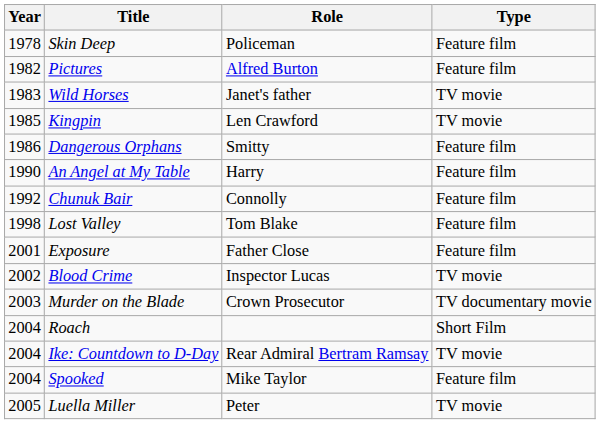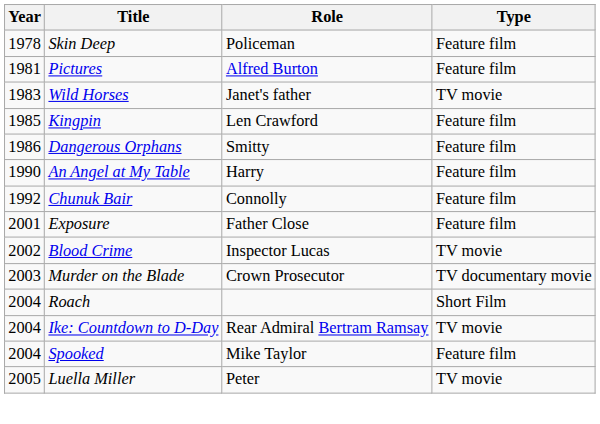(25, 69) 1982 -> (25, 69) 1981
(469, 120) TV movie -> (476, 120) Feature film
- row: (84, 224)
